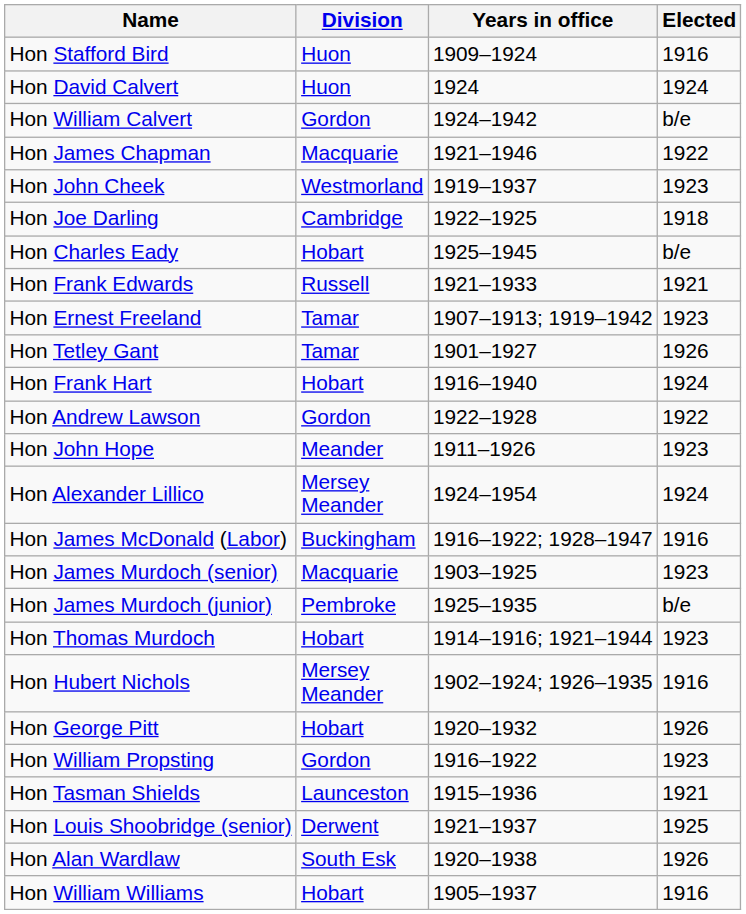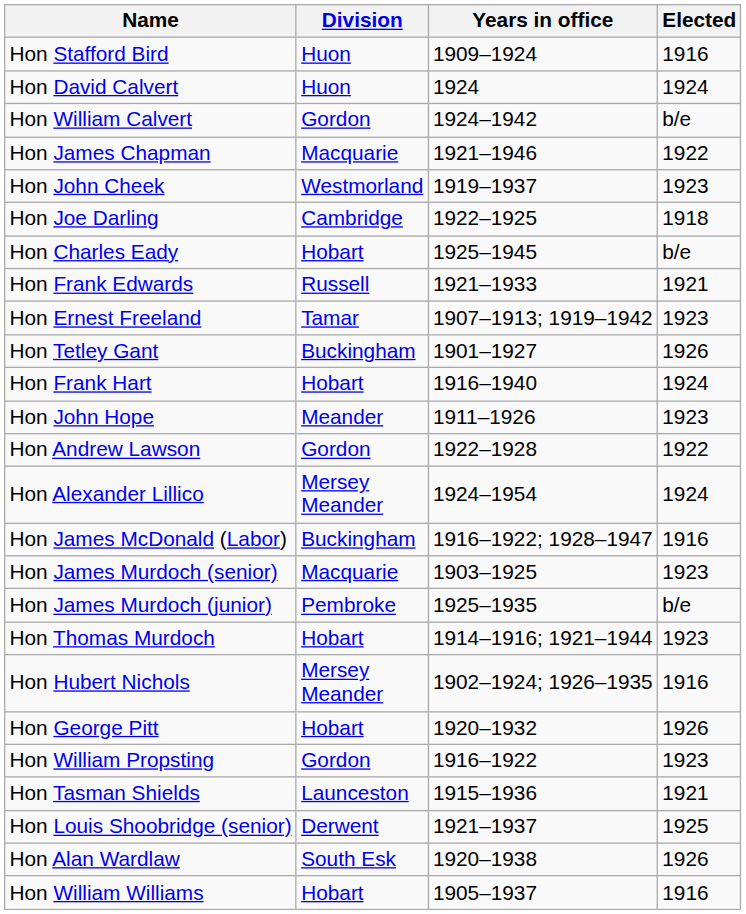(330, 350) Tamar -> (358, 350) Buckingham
rows swapped: (82, 449) <-> (105, 416)
